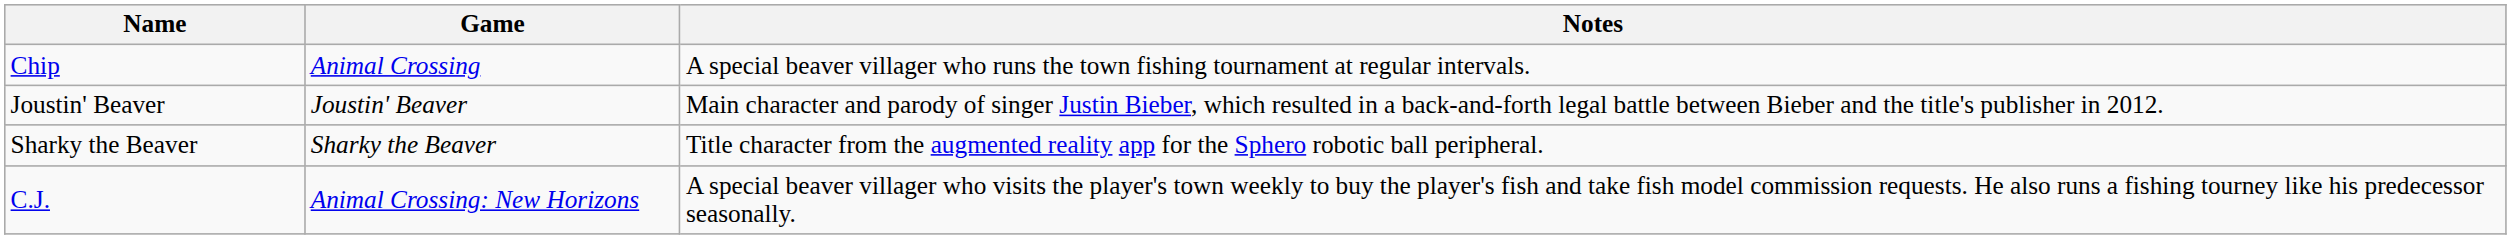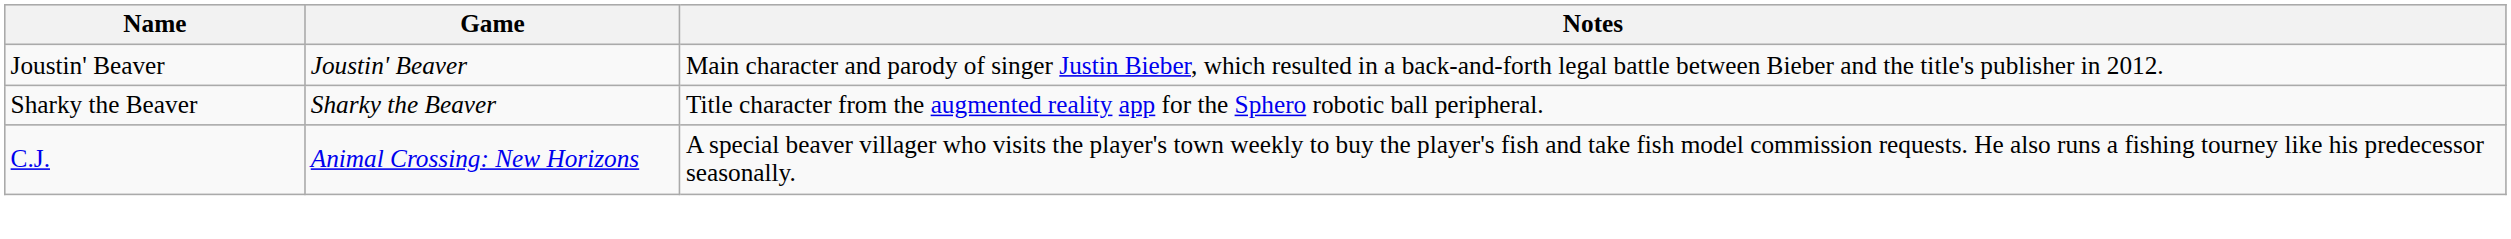- row: (35, 64)
